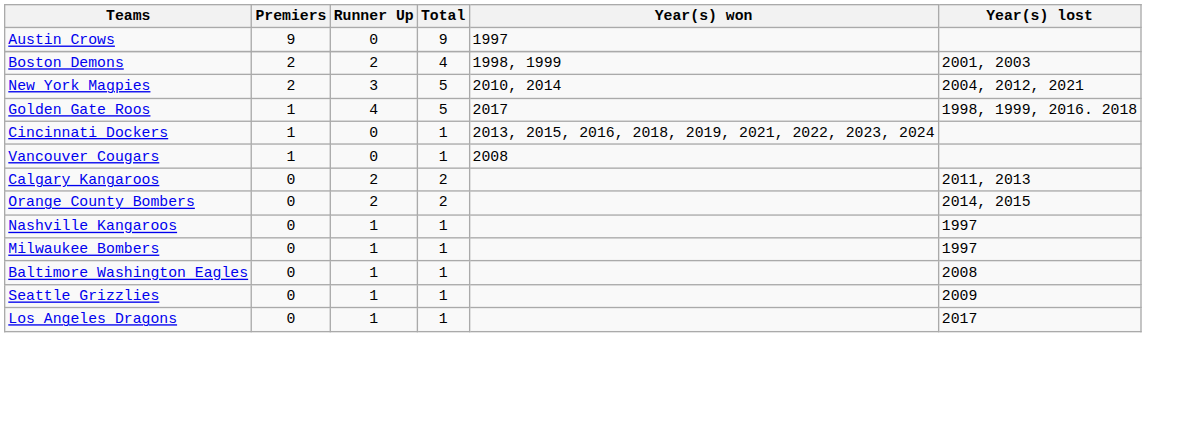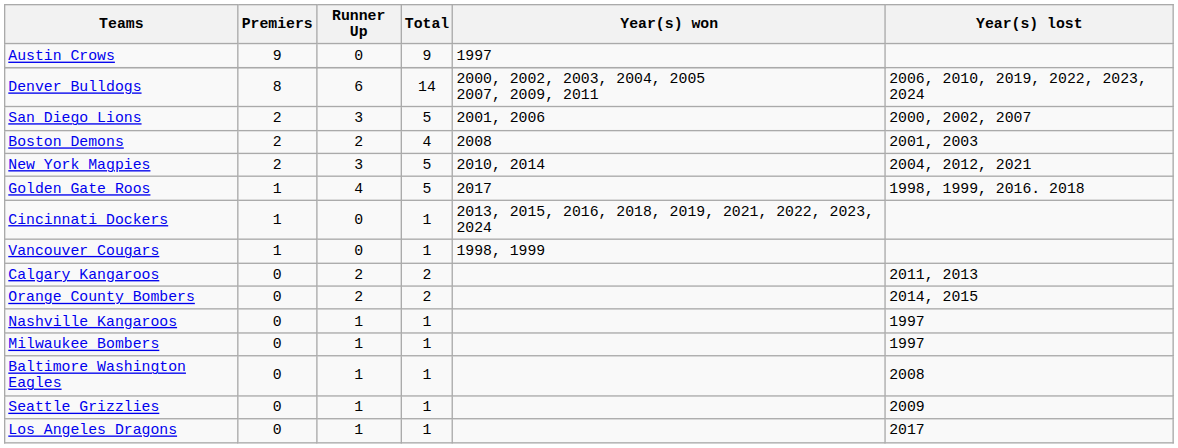+ row: (75, 87)
+ row: (75, 119)
(517, 63) 1998, 1999 -> (474, 142) 2008
(490, 156) 2008 -> (501, 251) 1998, 1999
